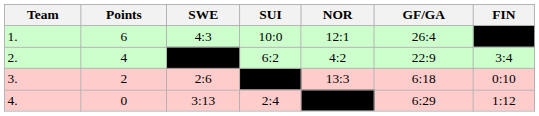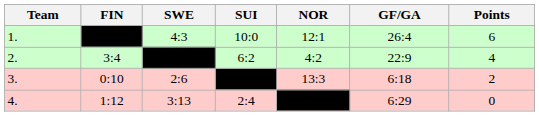columns swapped: (504, 15) <-> (124, 15)
